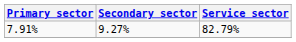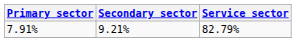(114, 30) 9.27% -> (114, 30) 9.21%
